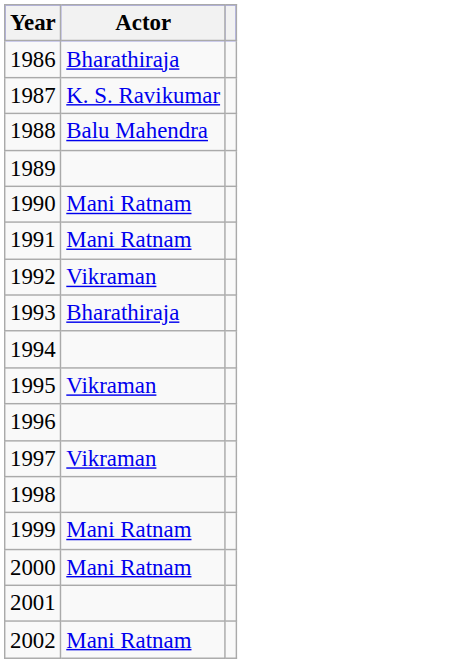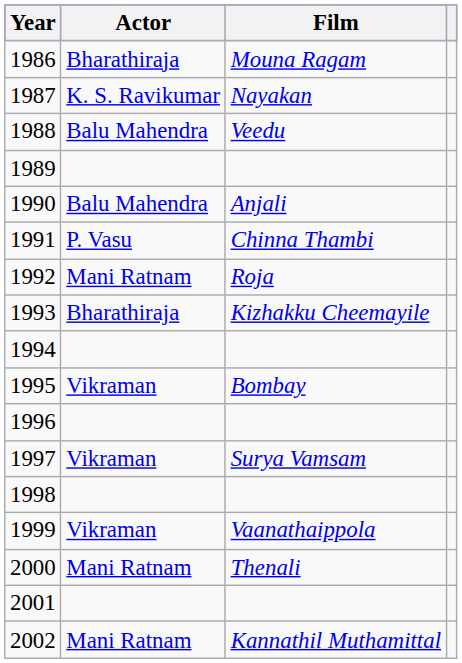+ column: (336, 22)
(129, 204) Mani Ratnam -> (137, 204) Balu Mahendra
(129, 240) Mani Ratnam -> (99, 240) P. Vasu
(111, 276) Vikraman -> (129, 276) Mani Ratnam
(129, 530) Mani Ratnam -> (111, 530) Vikraman
